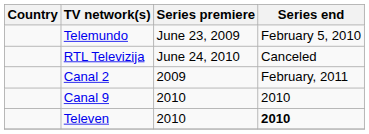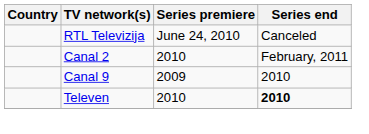- row: (96, 35)
(171, 77) 2009 -> (171, 56) 2010
(171, 98) 2010 -> (171, 77) 2009
